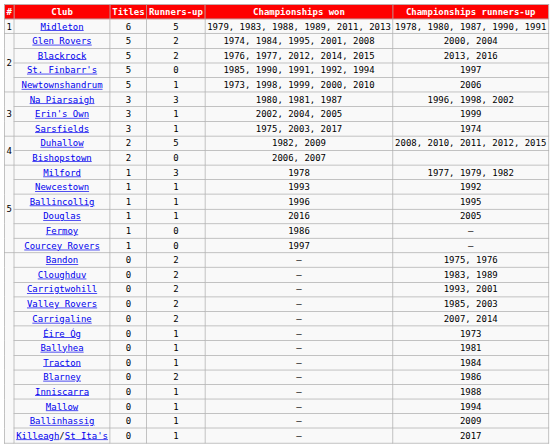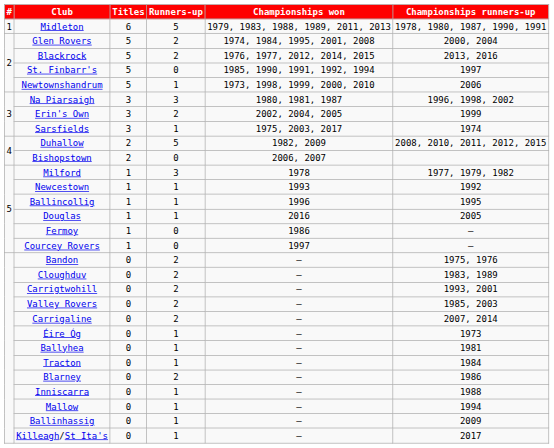(176, 114) 1 -> (176, 114) 2
